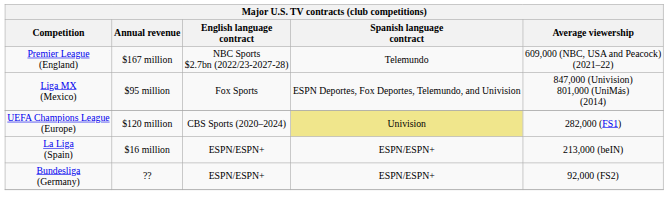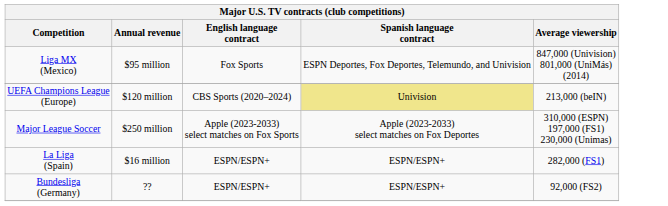- row: (58, 59)
(593, 123) 282,000 (FS1) -> (576, 97) 213,000 (beIN)
+ row: (58, 129)
(593, 150) 213,000 (beIN) -> (576, 161) 282,000 (FS1)
